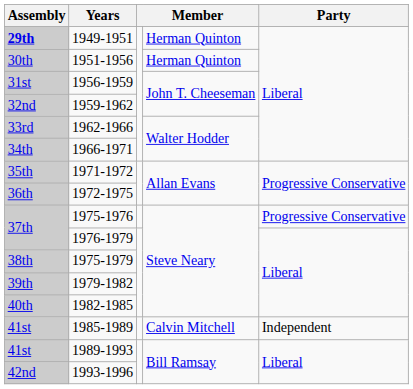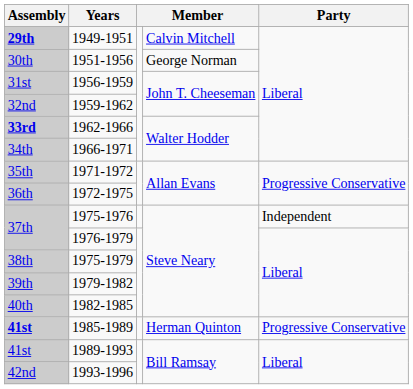(194, 37) Herman Quinton -> (190, 37) Calvin Mitchell
(194, 60) Herman Quinton -> (191, 60) George Norman
(21, 127) normal -> (22, 127) bold
(334, 216) Progressive Conservative -> (297, 216) Independent
(19, 328) normal -> (20, 328) bold
(190, 328) Calvin Mitchell -> (194, 328) Herman Quinton
(297, 328) Independent -> (334, 328) Progressive Conservative
